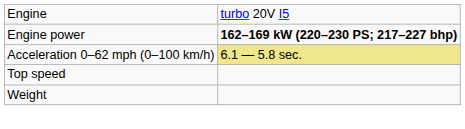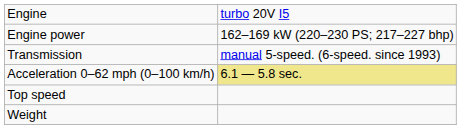(339, 34) bold -> (337, 34) normal
+ row: (45, 54)
